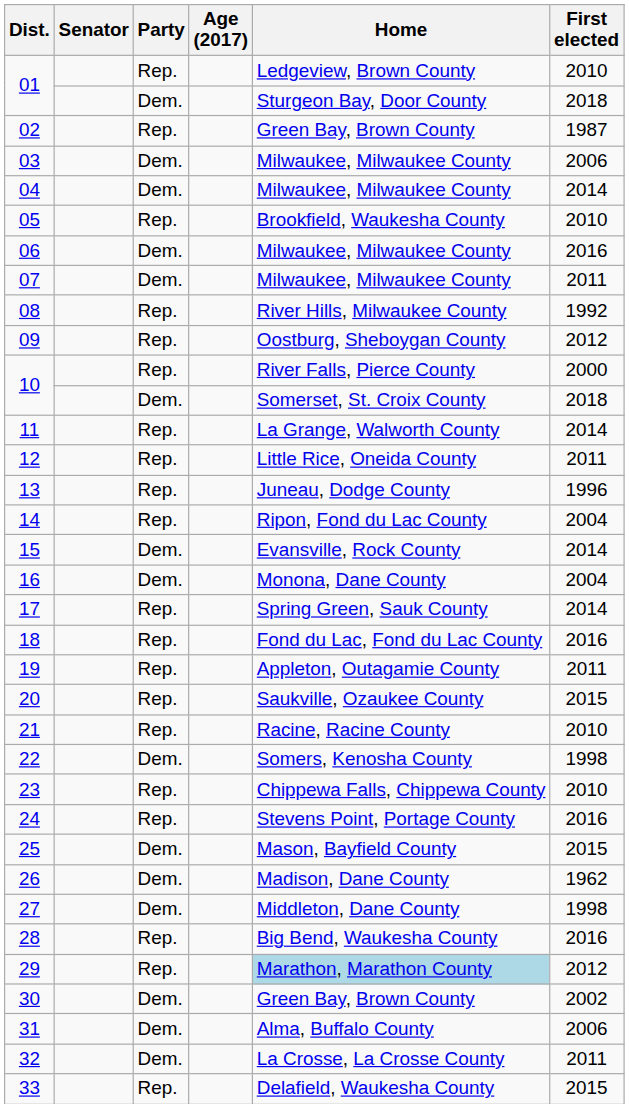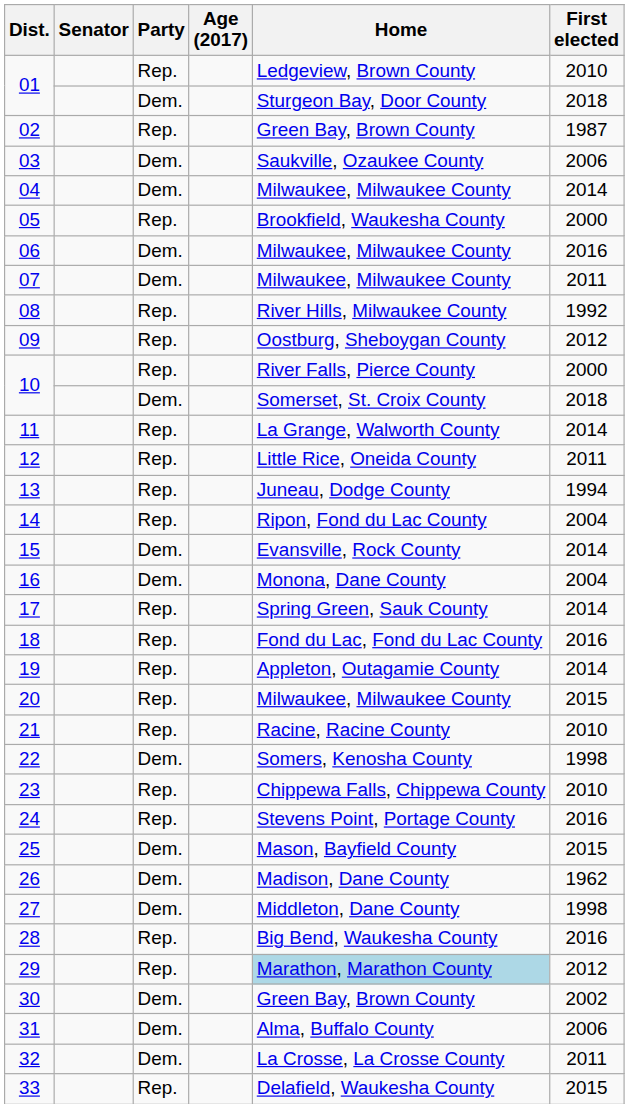(384, 160) Milwaukee, Milwaukee County -> (370, 160) Saukville, Ozaukee County
(587, 220) 2010 -> (587, 220) 2000
(587, 489) 1996 -> (587, 489) 1994
(587, 669) 2011 -> (587, 669) 2014
(370, 699) Saukville, Ozaukee County -> (384, 699) Milwaukee, Milwaukee County
